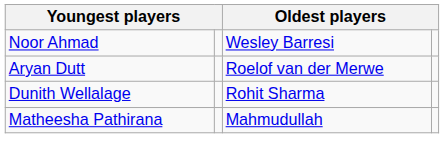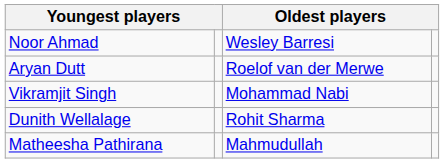+ row: (62, 94)
